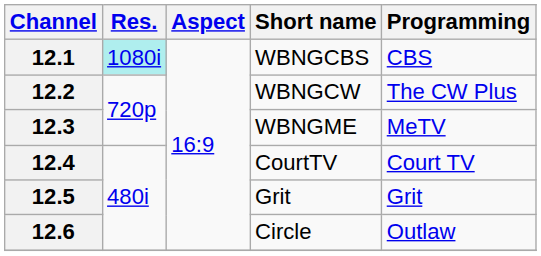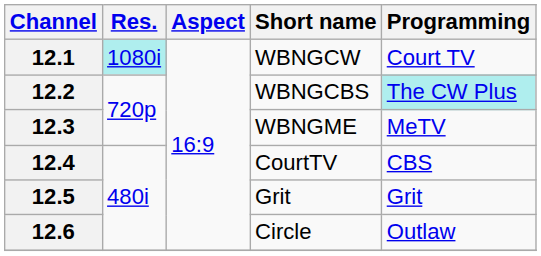(312, 57) WBNGCBS -> (308, 57) WBNGCW
(409, 57) CBS -> (431, 57) Court TV
(308, 92) WBNGCW -> (312, 92) WBNGCBS
(452, 92) no background -> (452, 92) paleturquoise background
(431, 162) Court TV -> (409, 162) CBS
